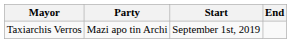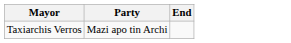- column: (216, 13)
